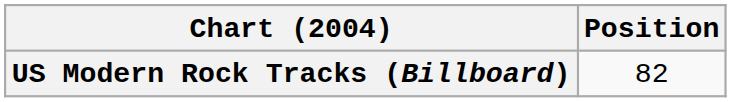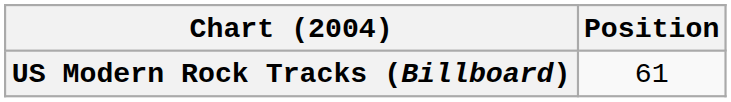(652, 74) 82 -> (652, 74) 61
